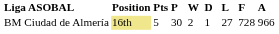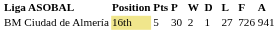(247, 22) 728 -> (247, 22) 726
(266, 22) 966 -> (266, 22) 941
